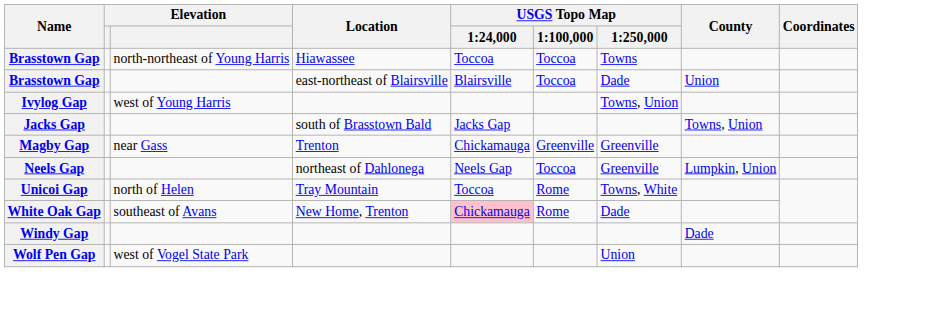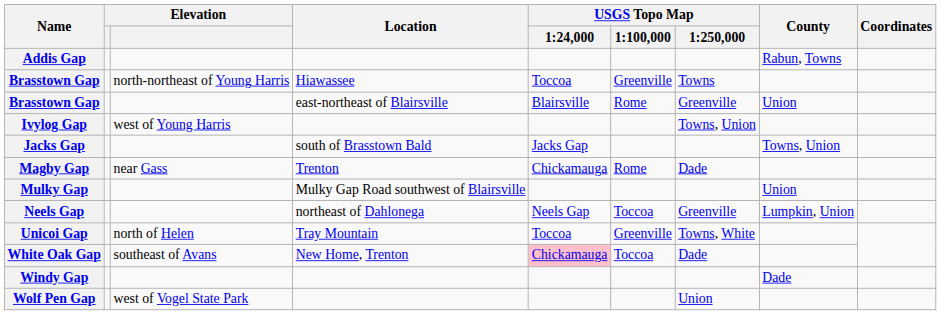+ row: (54, 59)
(556, 59) Toccoa -> (643, 80) Greenville
(556, 80) Toccoa -> (630, 102) Rome
(615, 80) Dade -> (707, 102) Greenville
(565, 146) Greenville -> (630, 168) Rome
(630, 146) Greenville -> (693, 168) Dade
+ row: (54, 189)
(553, 189) Rome -> (643, 233) Greenville
(553, 211) Rome -> (634, 255) Toccoa
